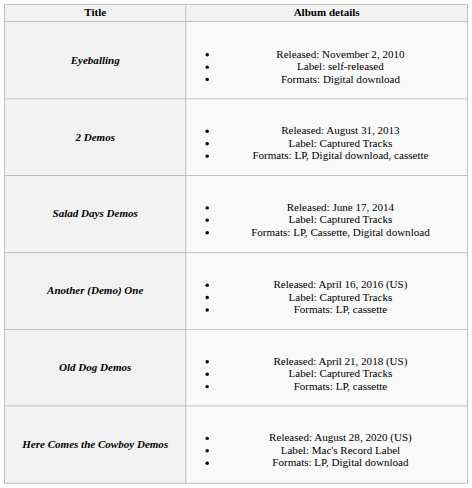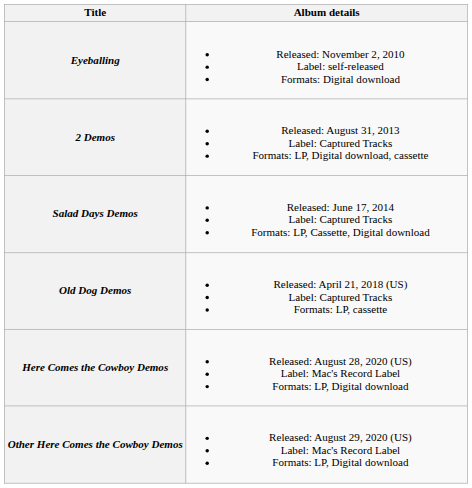- row: (95, 290)
+ row: (95, 444)
